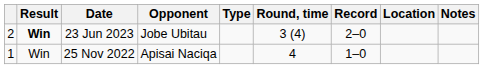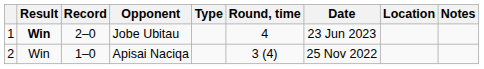columns swapped: (356, 14) <-> (99, 14)
(11, 34) 2 -> (11, 34) 1
(292, 34) 3 (4) -> (265, 34) 4
(11, 53) 1 -> (11, 53) 2
(292, 53) 4 -> (265, 53) 3 (4)
